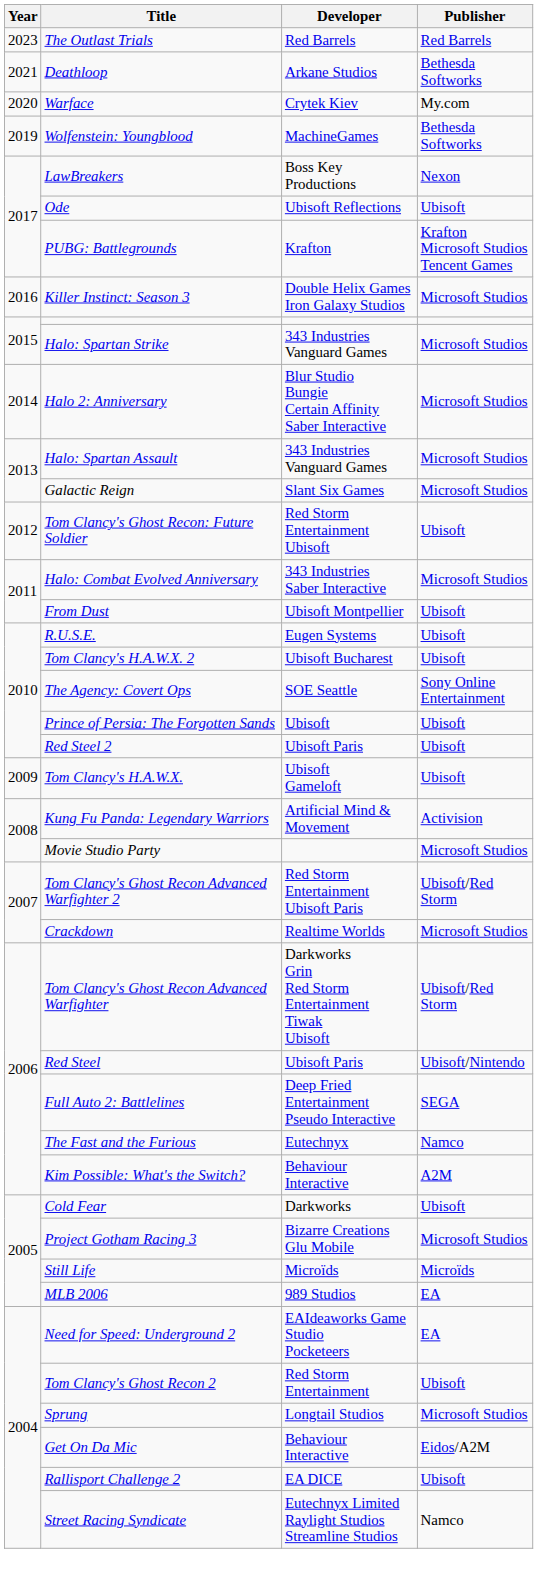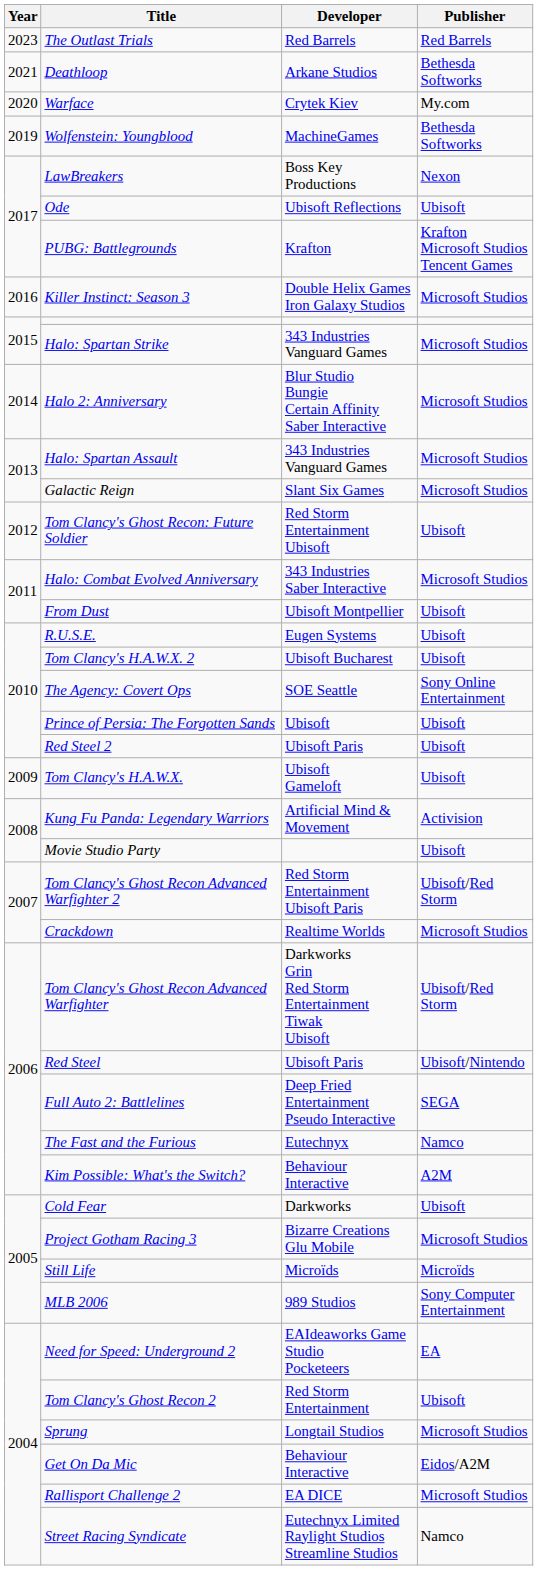(474, 850) Microsoft Studios -> (443, 850) Ubisoft
(431, 1294) EA -> (468, 1302) Sony Computer Entertainment
(443, 1479) Ubisoft -> (474, 1495) Microsoft Studios
